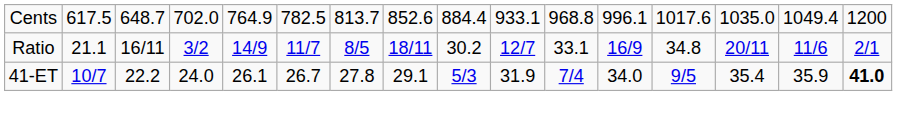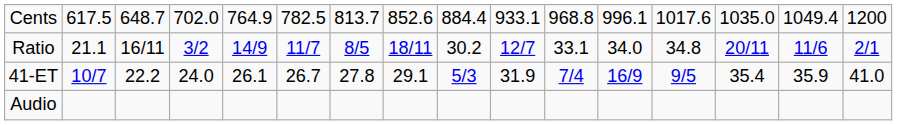(625, 47) 16/9 -> (625, 47) 34.0
(625, 76) 34.0 -> (625, 76) 16/9
(867, 76) bold -> (867, 76) normal
+ row: (33, 104)
